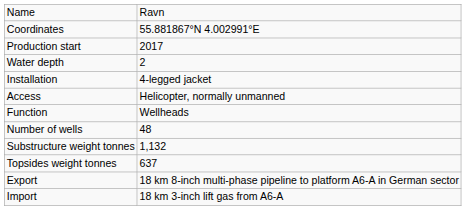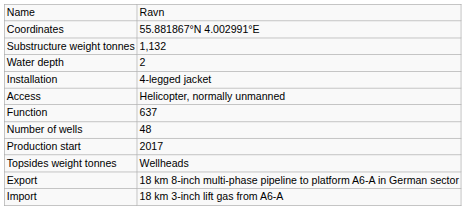rows swapped: (44, 46) <-> (71, 146)
(164, 113) Wellheads -> (148, 113) 637
(148, 163) 637 -> (164, 163) Wellheads
